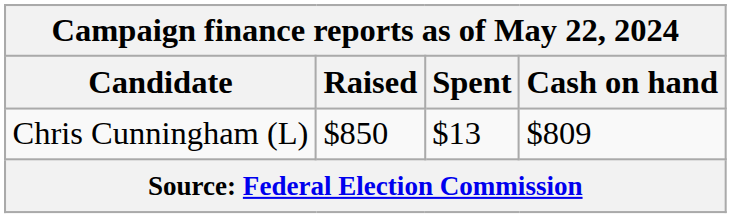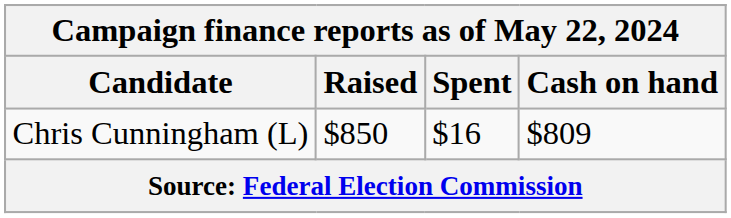(457, 133) $13 -> (457, 133) $16
